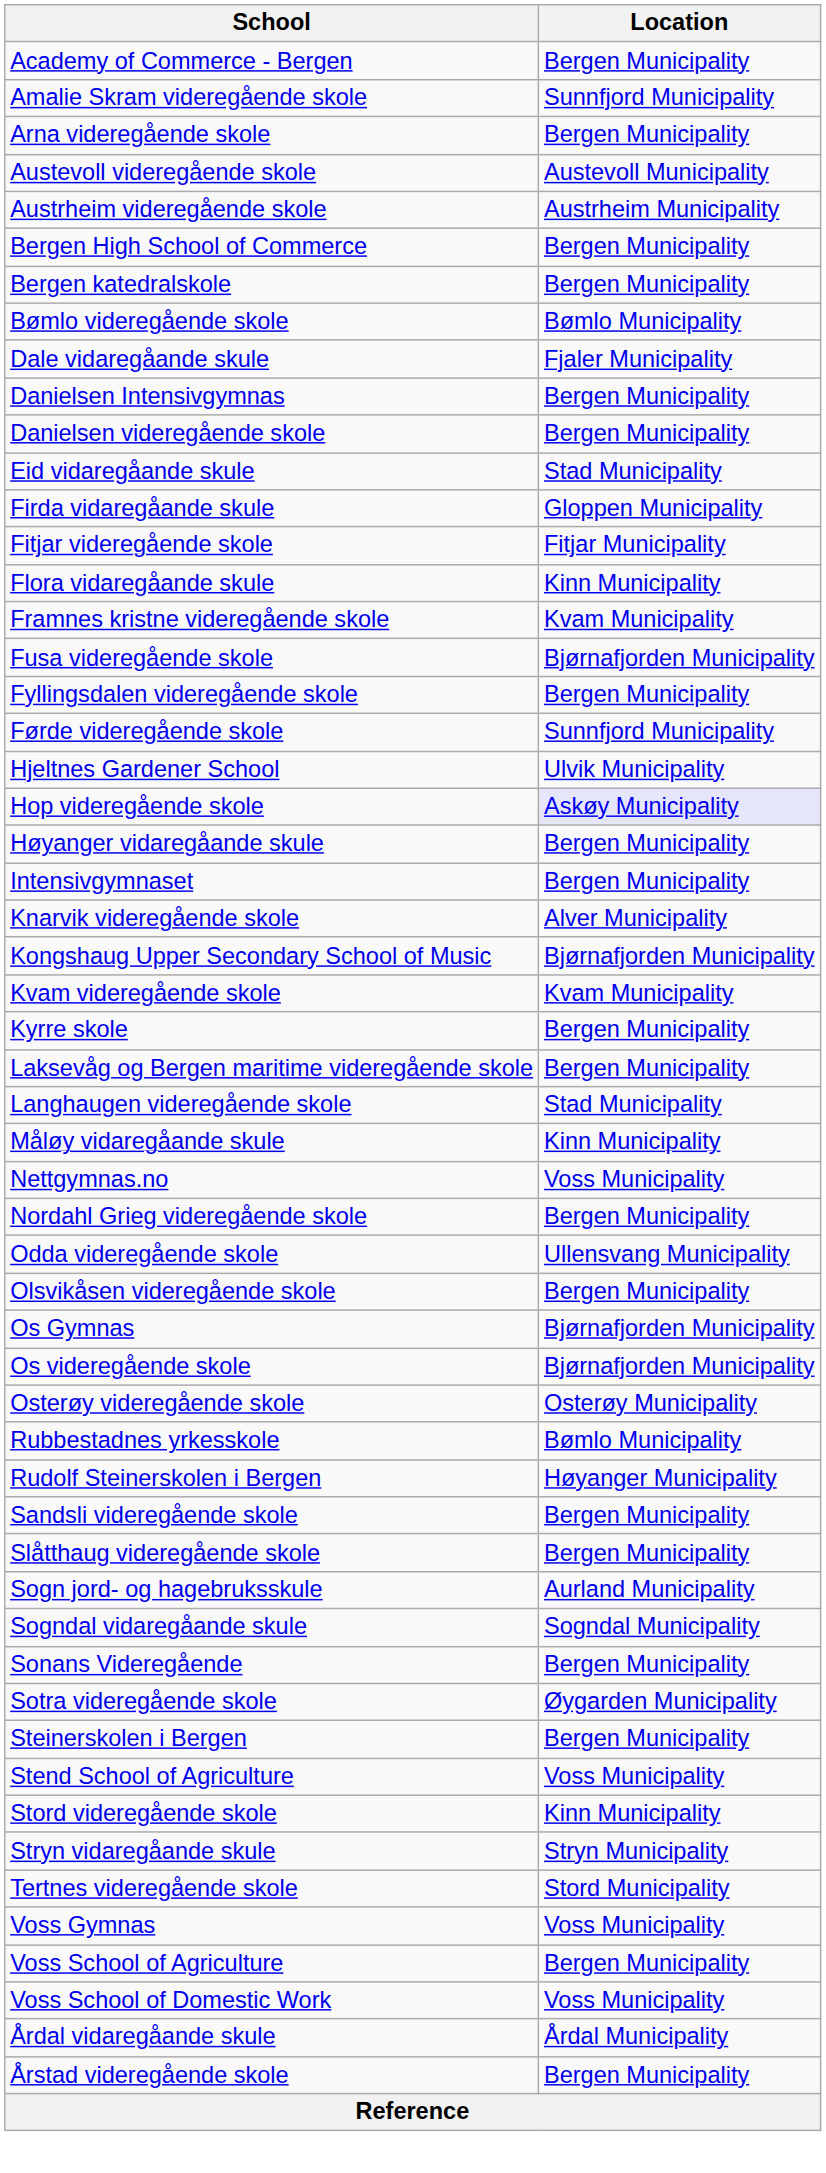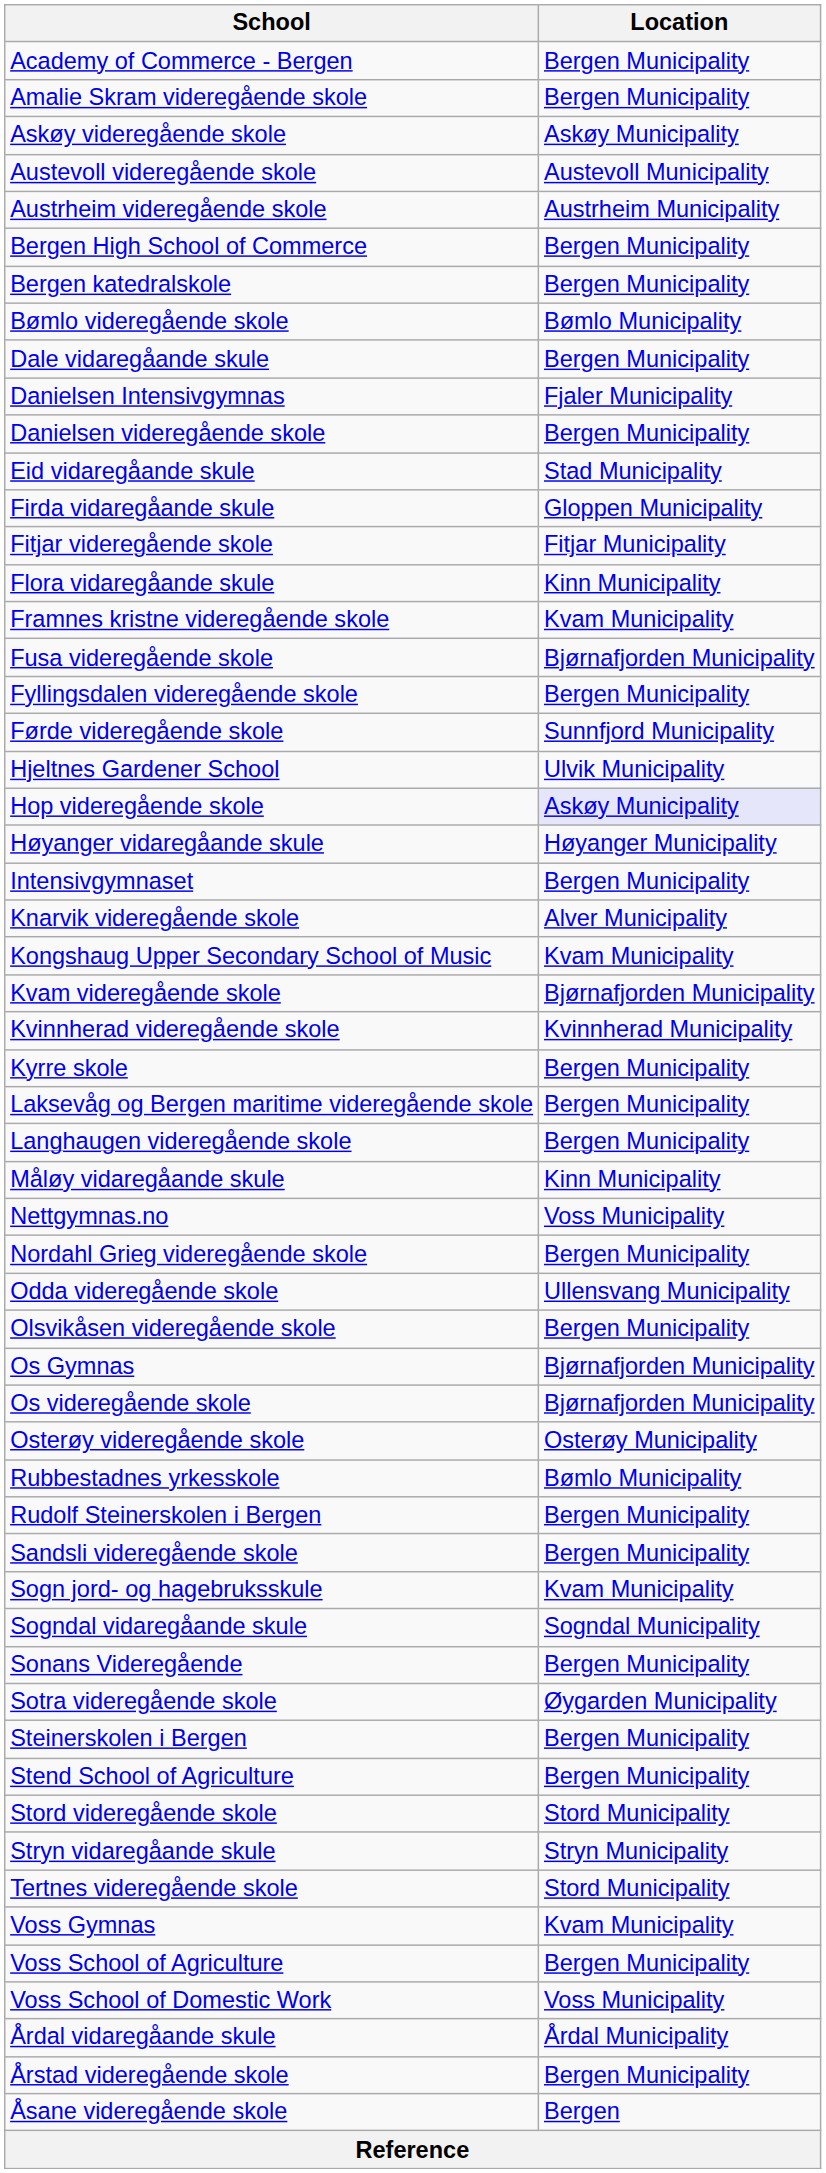(659, 97) Sunnfjord Municipality -> (647, 97) Bergen Municipality
- row: (140, 135)
+ row: (148, 135)
(638, 358) Fjaler Municipality -> (647, 358) Bergen Municipality
(647, 396) Bergen Municipality -> (638, 396) Fjaler Municipality
(647, 843) Bergen Municipality -> (660, 843) Høyanger Municipality
(679, 955) Bjørnafjorden Municipality -> (639, 955) Kvam Municipality
(639, 992) Kvam Municipality -> (679, 992) Bjørnafjorden Municipality
+ row: (175, 1030)
(633, 1104) Stad Municipality -> (647, 1142) Bergen Municipality
(660, 1477) Høyanger Municipality -> (647, 1515) Bergen Municipality
- row: (165, 1552)
(649, 1589) Aurland Municipality -> (639, 1589) Kvam Municipality
(634, 1776) Voss Municipality -> (647, 1776) Bergen Municipality
(632, 1813) Kinn Municipality -> (637, 1813) Stord Municipality
(634, 1925) Voss Municipality -> (639, 1925) Kvam Municipality
+ row: (149, 2112)
